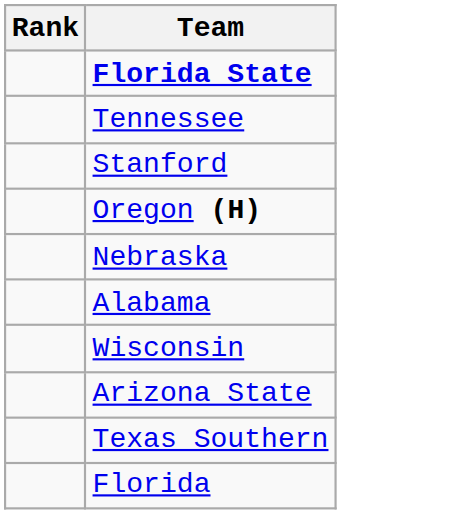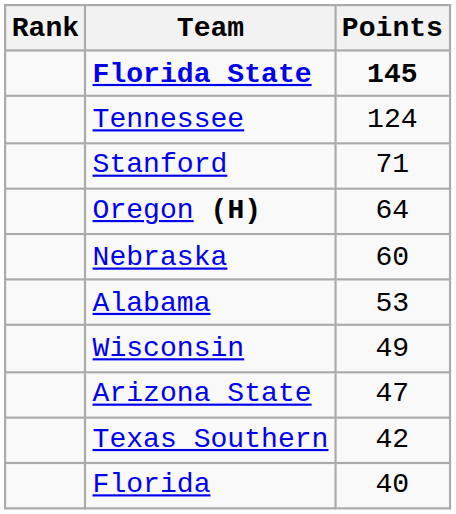+ column: (392, 28)
